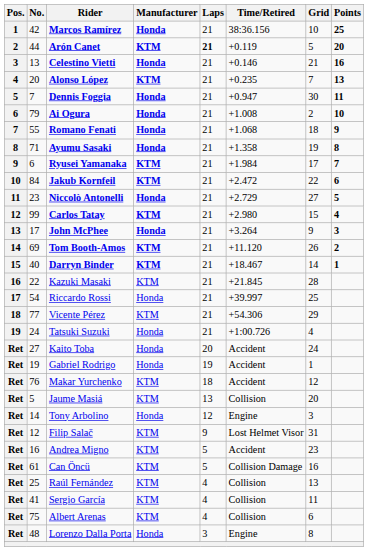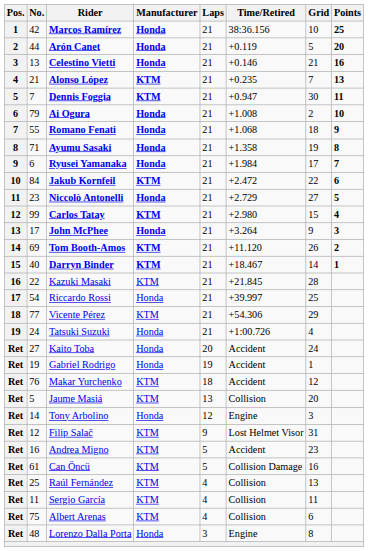(148, 46) KTM -> (151, 46) Honda
(207, 46) bold -> (207, 46) normal
(34, 80) 20 -> (34, 80) 21
(151, 97) Honda -> (148, 97) KTM
(148, 164) KTM -> (151, 164) Honda
(34, 500) 41 -> (34, 500) 11
